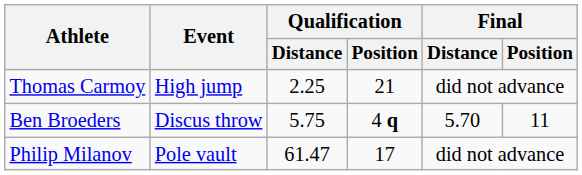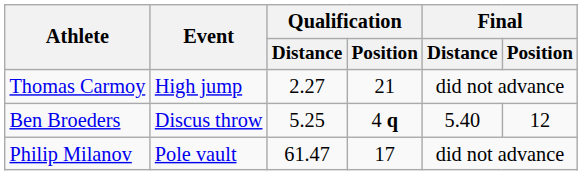(307, 86) 2.25 -> (307, 86) 2.27
(307, 120) 5.75 -> (307, 120) 5.25
(462, 120) 5.70 -> (462, 120) 5.40
(540, 120) 11 -> (540, 120) 12
